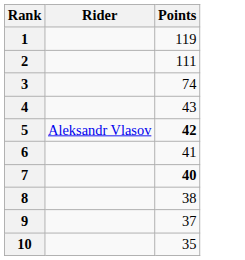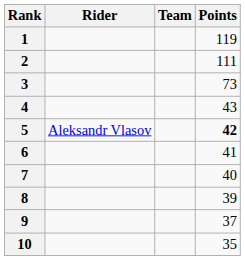+ column: (175, 15)
(189, 84) 74 -> (230, 84) 73
(189, 175) bold -> (230, 175) normal
(189, 198) 38 -> (230, 198) 39
